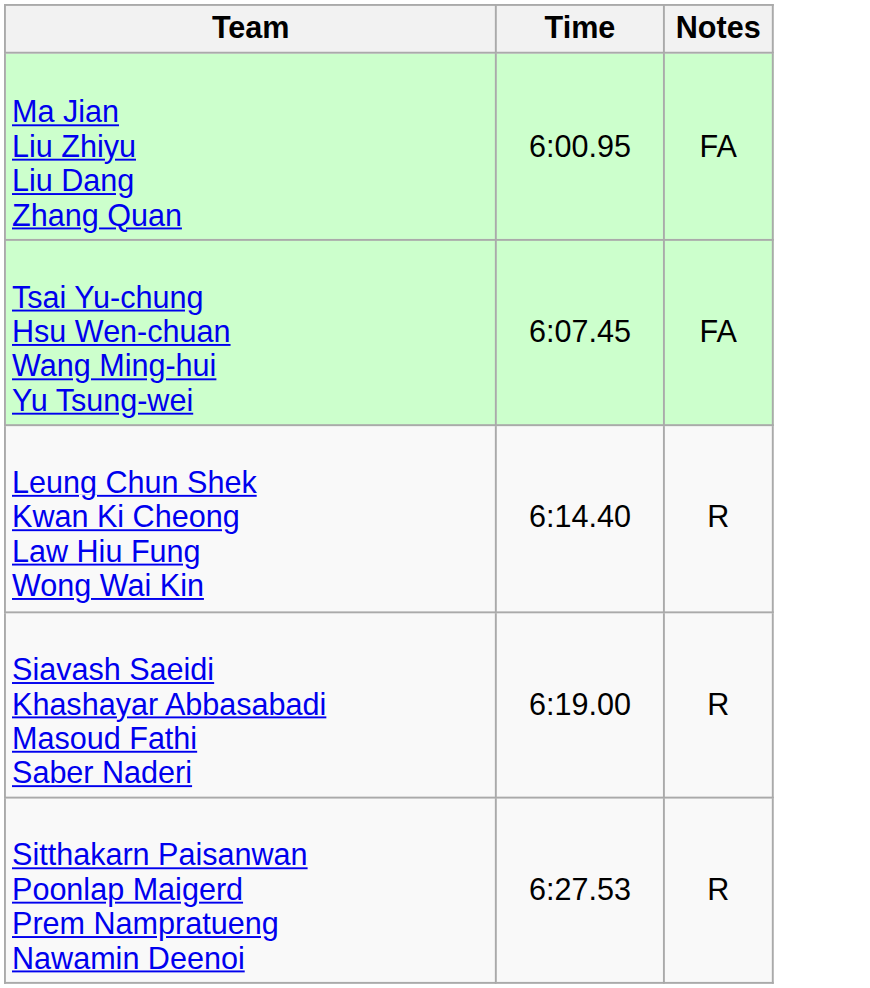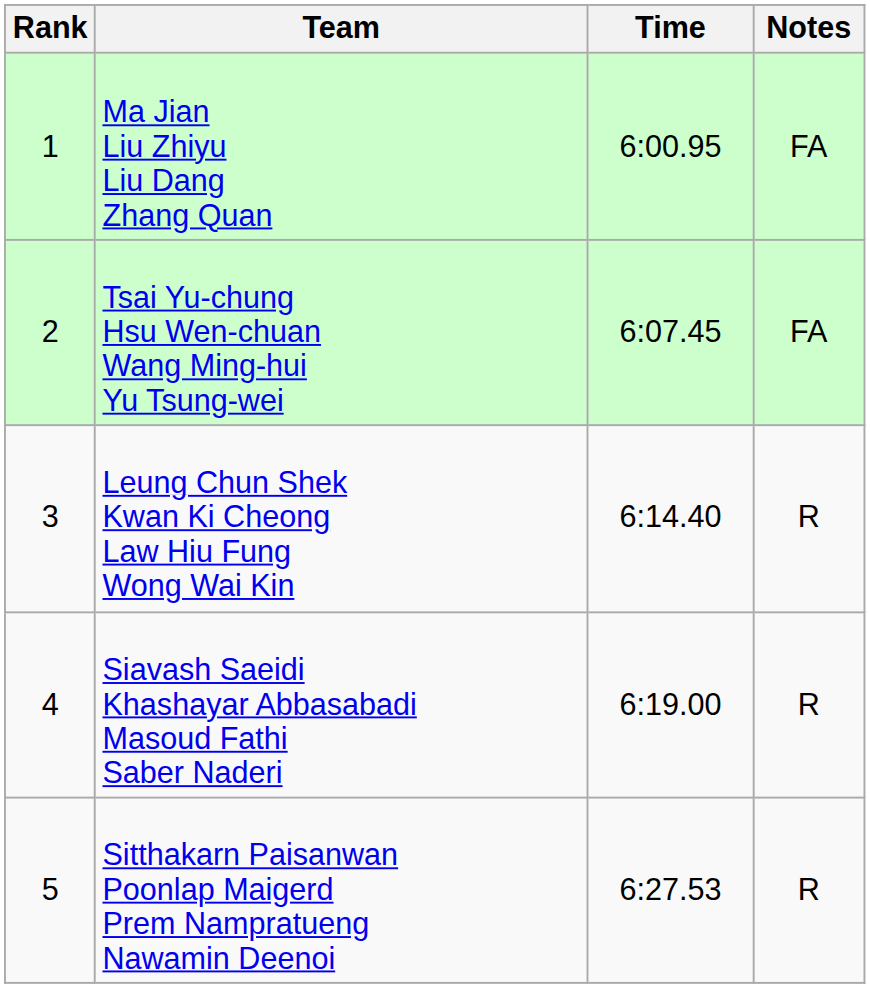+ column: (50, 28)
